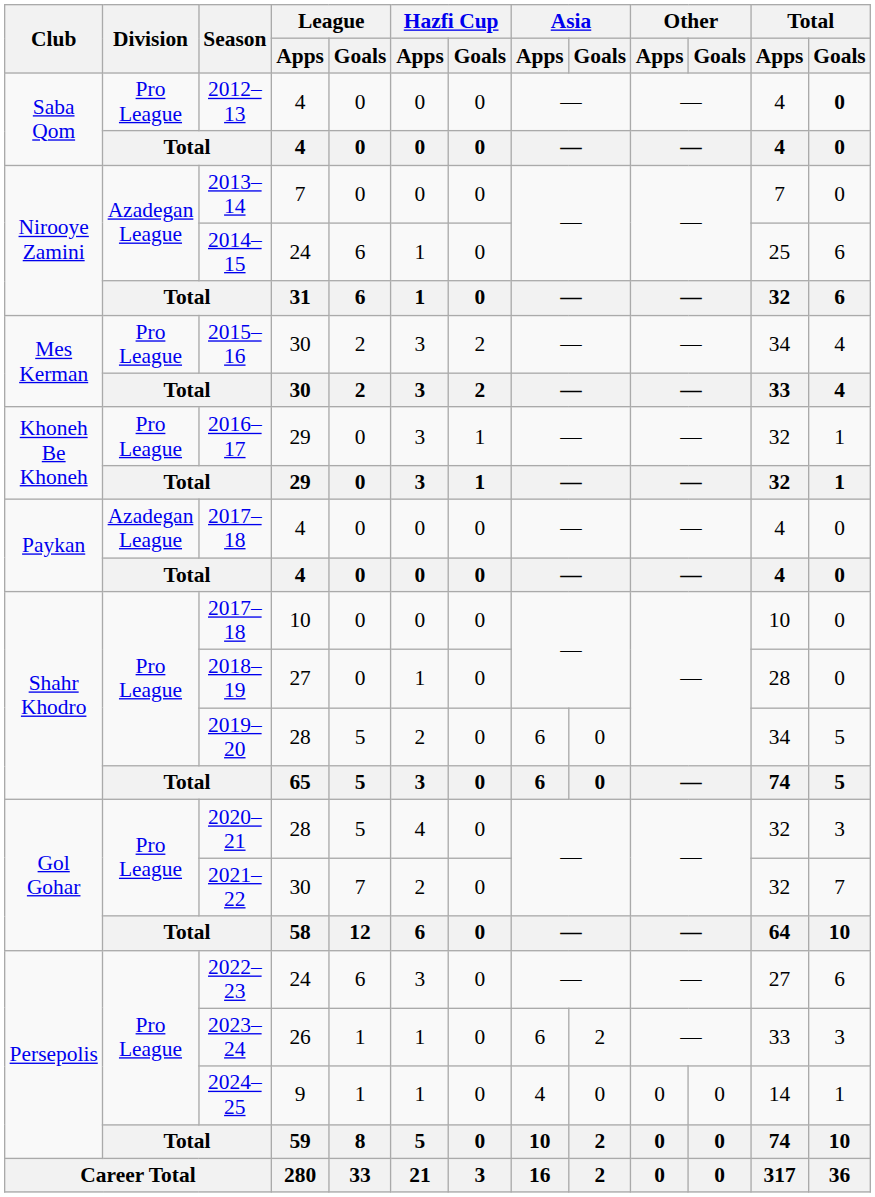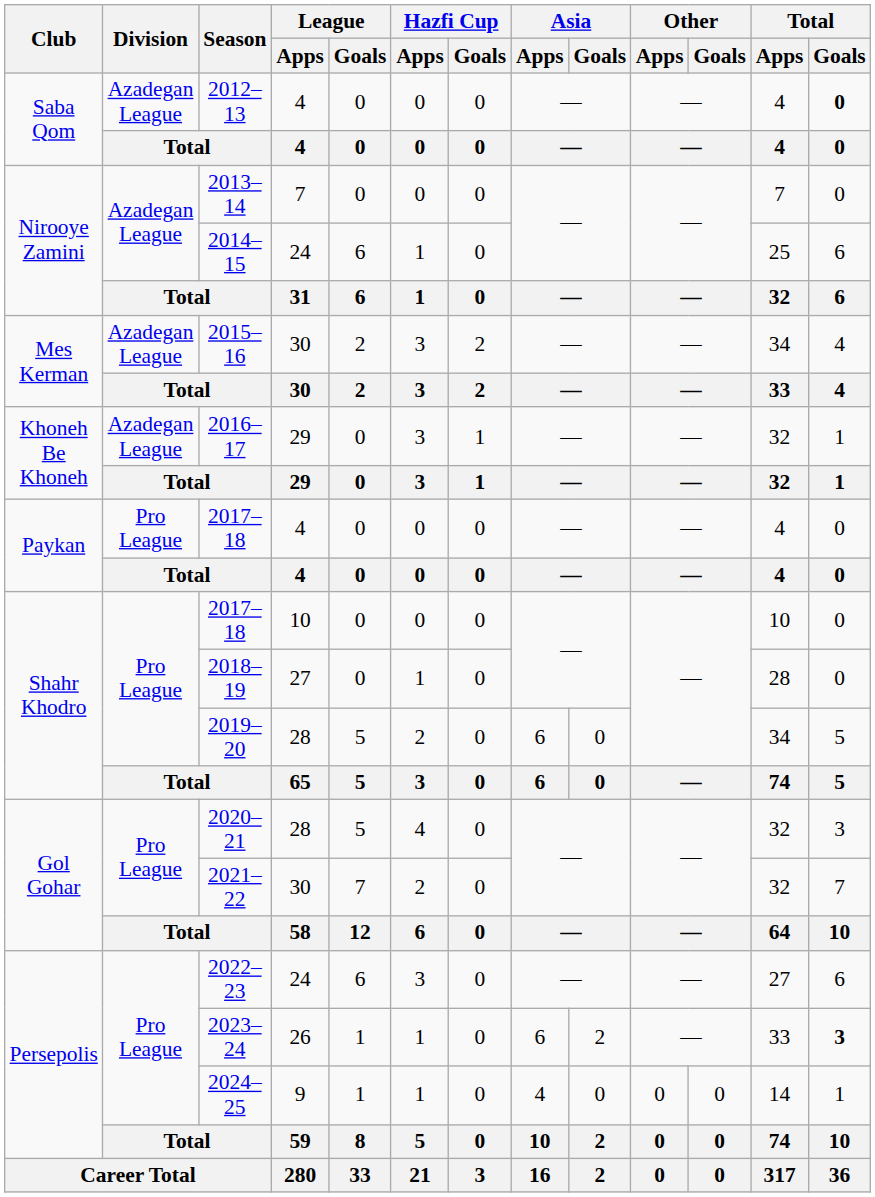(150, 101) Pro League -> (150, 101) Azadegan League
(150, 343) Pro League -> (150, 343) Azadegan League
(150, 436) Pro League -> (150, 436) Azadegan League
(150, 528) Azadegan League -> (150, 528) Pro League
(840, 1037) normal -> (840, 1037) bold
